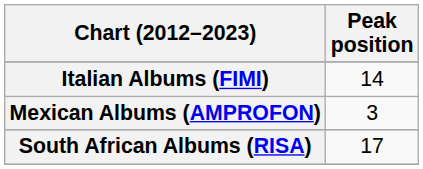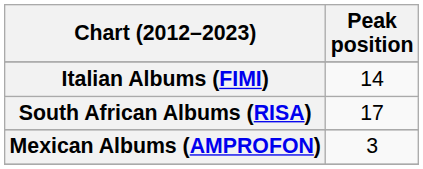rows swapped: (165, 112) <-> (165, 146)
